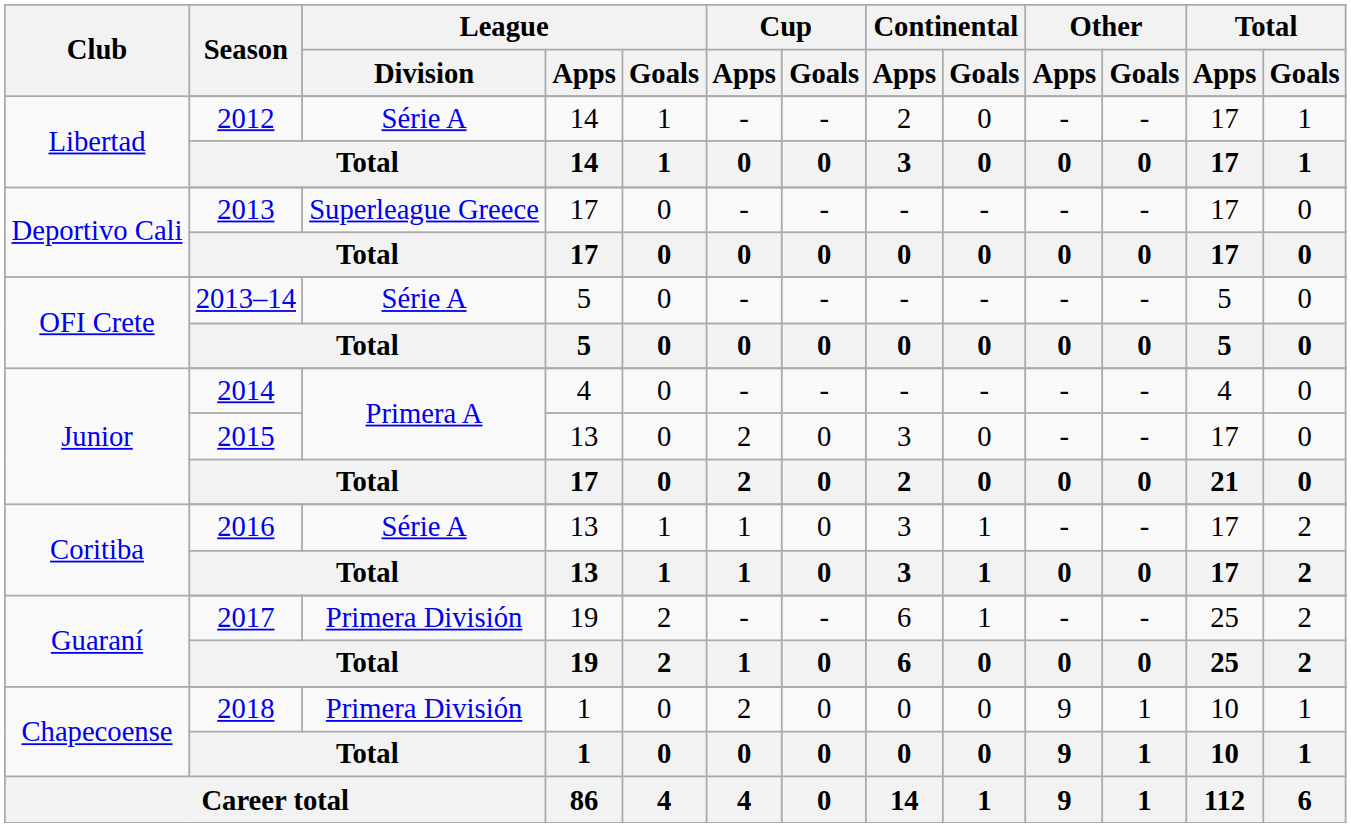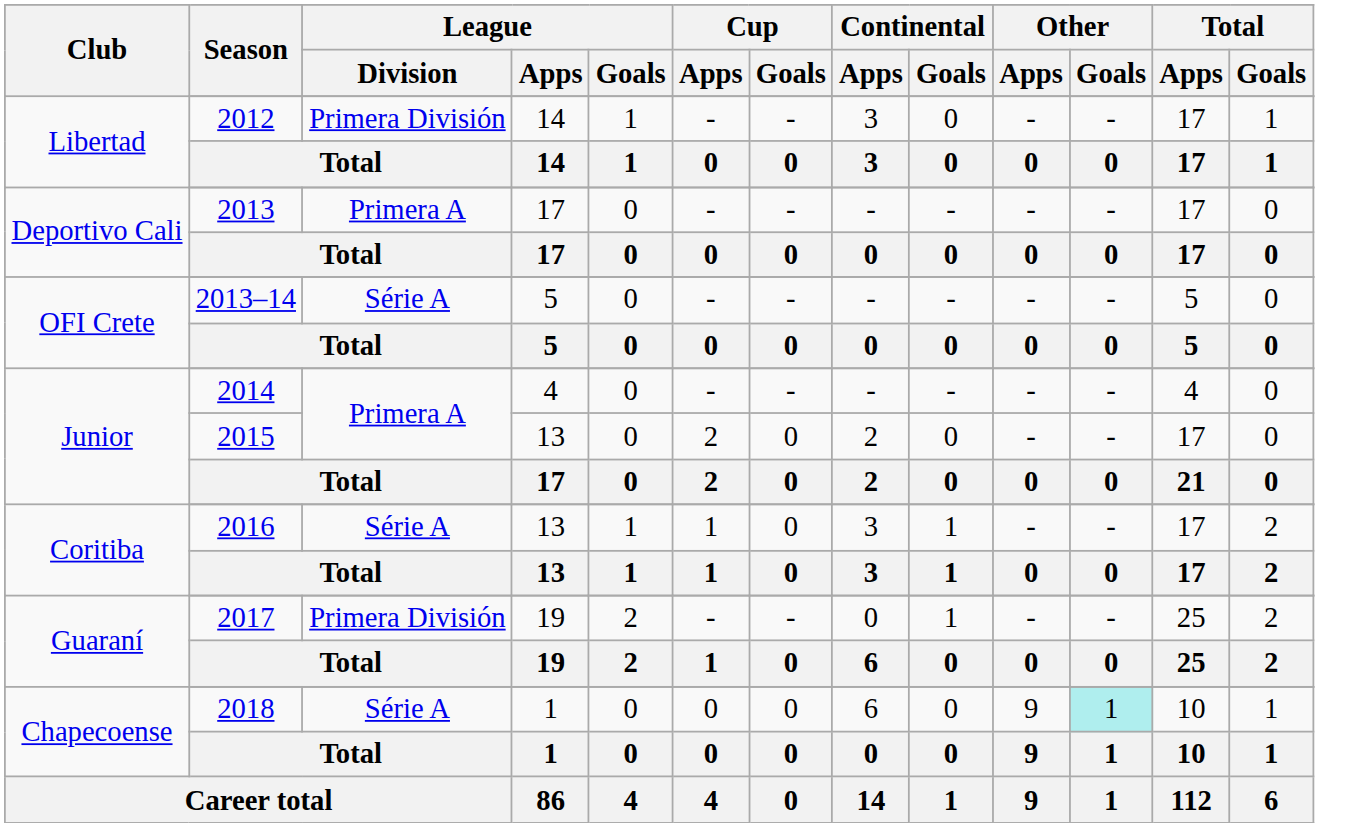(424, 118) Série A -> (407, 118) Primera División
(904, 118) 2 -> (871, 118) 3
(424, 208) Superleague Greece -> (407, 208) Primera A
(904, 436) 3 -> (871, 436) 2
(904, 617) 6 -> (871, 617) 0
(424, 708) Primera División -> (407, 708) Série A
(744, 708) 2 -> (711, 708) 0
(904, 708) 0 -> (871, 708) 6
(1144, 708) no background -> (1111, 708) paleturquoise background
